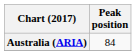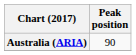(110, 42) 84 -> (110, 42) 90
